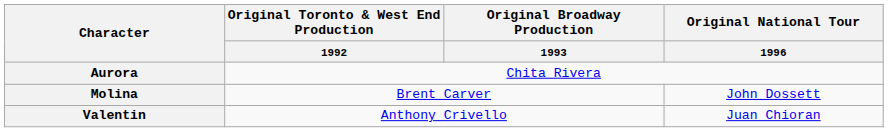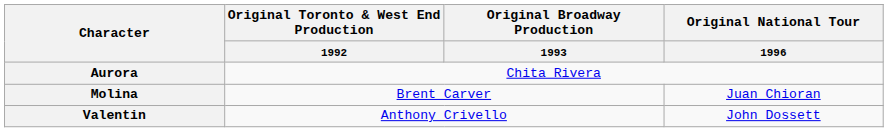(773, 95) John Dossett -> (773, 95) Juan Chioran
(773, 116) Juan Chioran -> (773, 116) John Dossett
